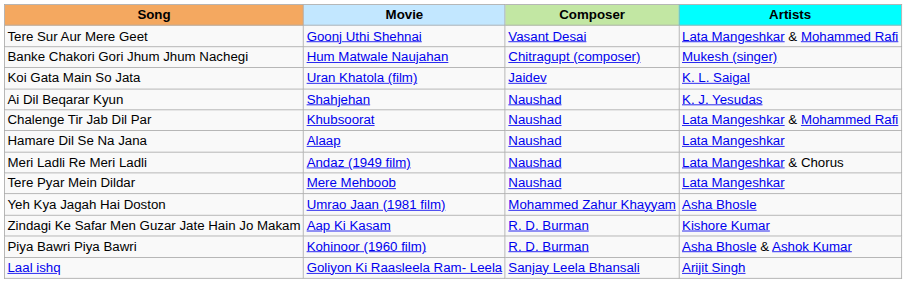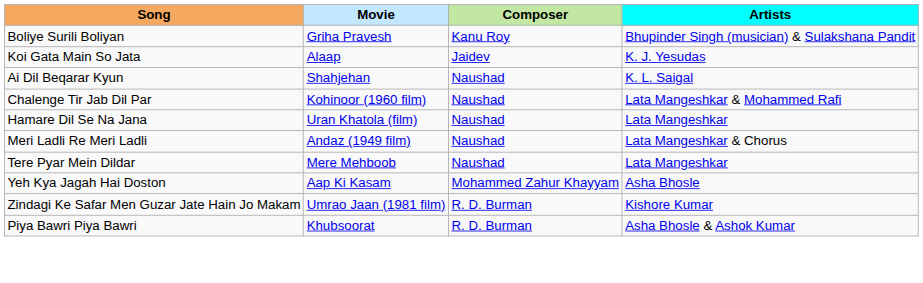- row: (78, 36)
+ row: (66, 36)
- row: (128, 57)
(362, 78) Uran Khatola (film) -> (324, 57) Alaap
(716, 78) K. L. Saigal -> (665, 57) K. J. Yesudas
(722, 99) K. J. Yesudas -> (659, 78) K. L. Saigal
(341, 120) Khubsoorat -> (366, 99) Kohinoor (1960 film)
(324, 141) Alaap -> (362, 120) Uran Khatola (film)
(376, 204) Umrao Jaan (1981 film) -> (349, 183) Aap Ki Kasam
(349, 225) Aap Ki Kasam -> (376, 204) Umrao Jaan (1981 film)
(366, 246) Kohinoor (1960 film) -> (341, 225) Khubsoorat
- row: (34, 267)
